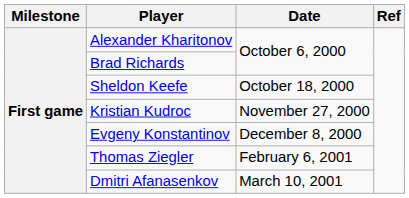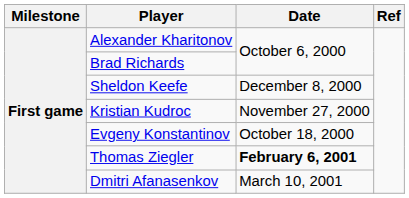(297, 87) October 18, 2000 -> (300, 87) December 8, 2000
(300, 134) December 8, 2000 -> (297, 134) October 18, 2000
(296, 157) normal -> (298, 157) bold
